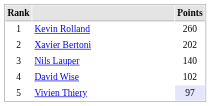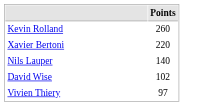- column: (19, 13)
(190, 45) 202 -> (163, 45) 220
(190, 93) lavender background -> (163, 93) no background
